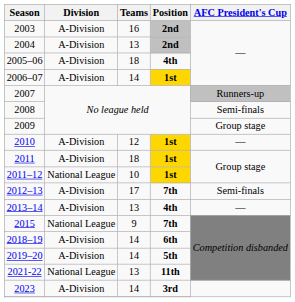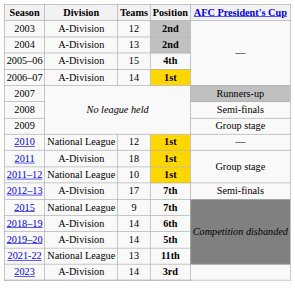(134, 28) 16 -> (134, 28) 12
(134, 61) 18 -> (134, 61) 15
(81, 142) A-Division -> (81, 142) National League
- row: (25, 207)
